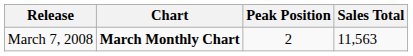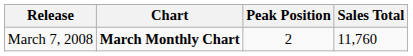(357, 39) 11,563 -> (357, 39) 11,760
